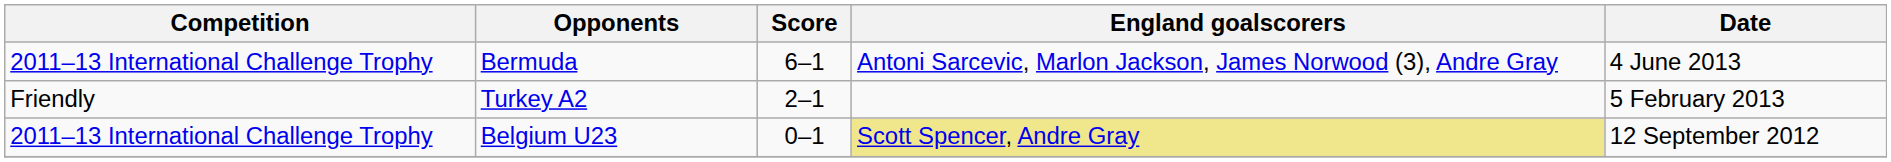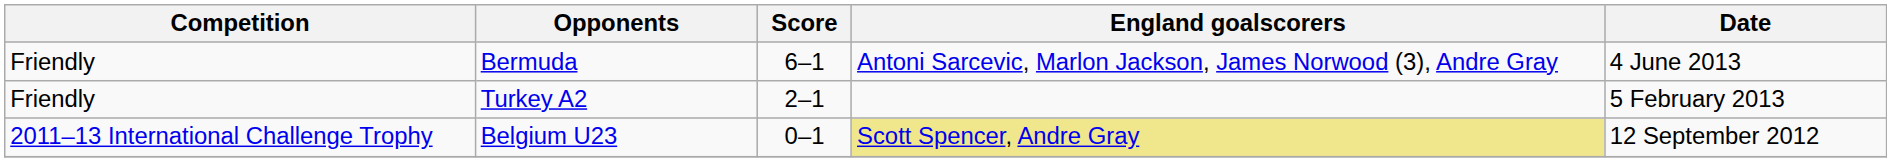(221, 61) 2011–13 International Challenge Trophy -> (53, 61) Friendly
